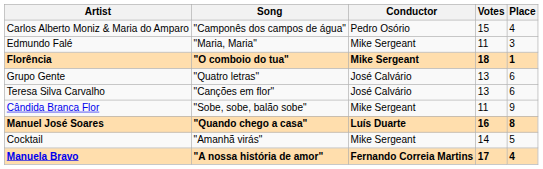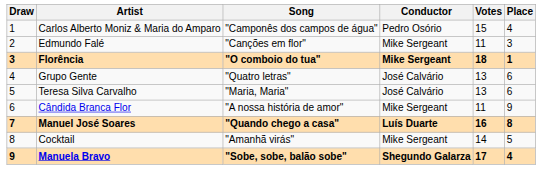+ column: (22, 12)
(225, 44) "Maria, Maria" -> (266, 44) "Canções em flor"
(234, 92) "Canções em flor" -> (257, 92) "Maria, Maria"
(250, 108) "Sobe, sobe, balão sobe" -> (284, 108) "A nossa história de amor"
(258, 156) "A nossa história de amor" -> (286, 156) "Sobe, sobe, balão sobe"
(412, 156) Fernando Correia Martins -> (426, 156) Shegundo Galarza
